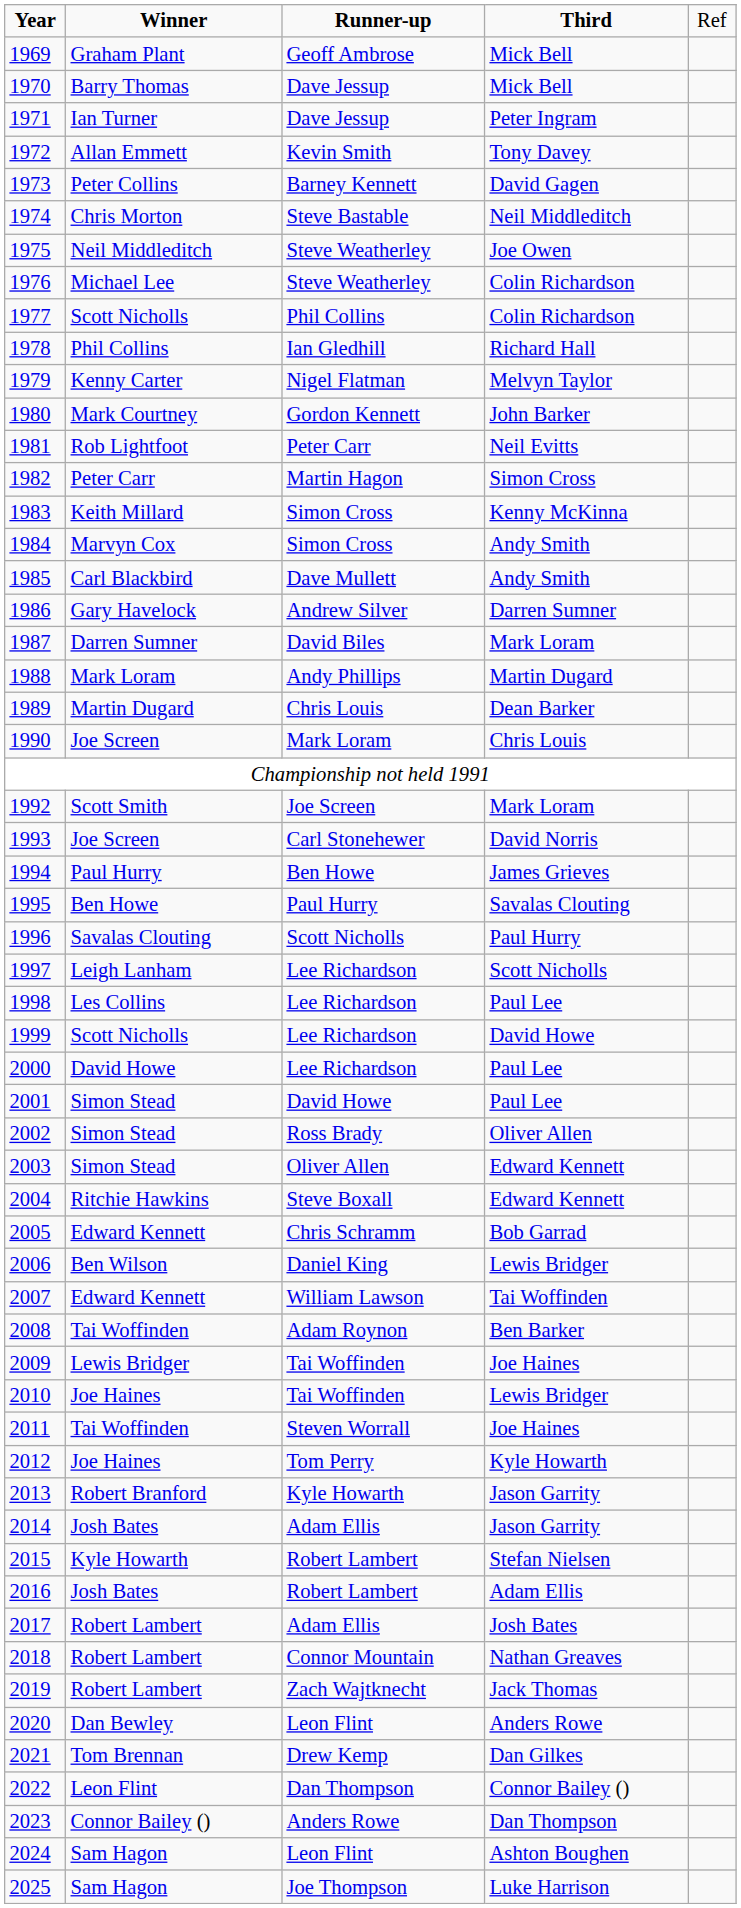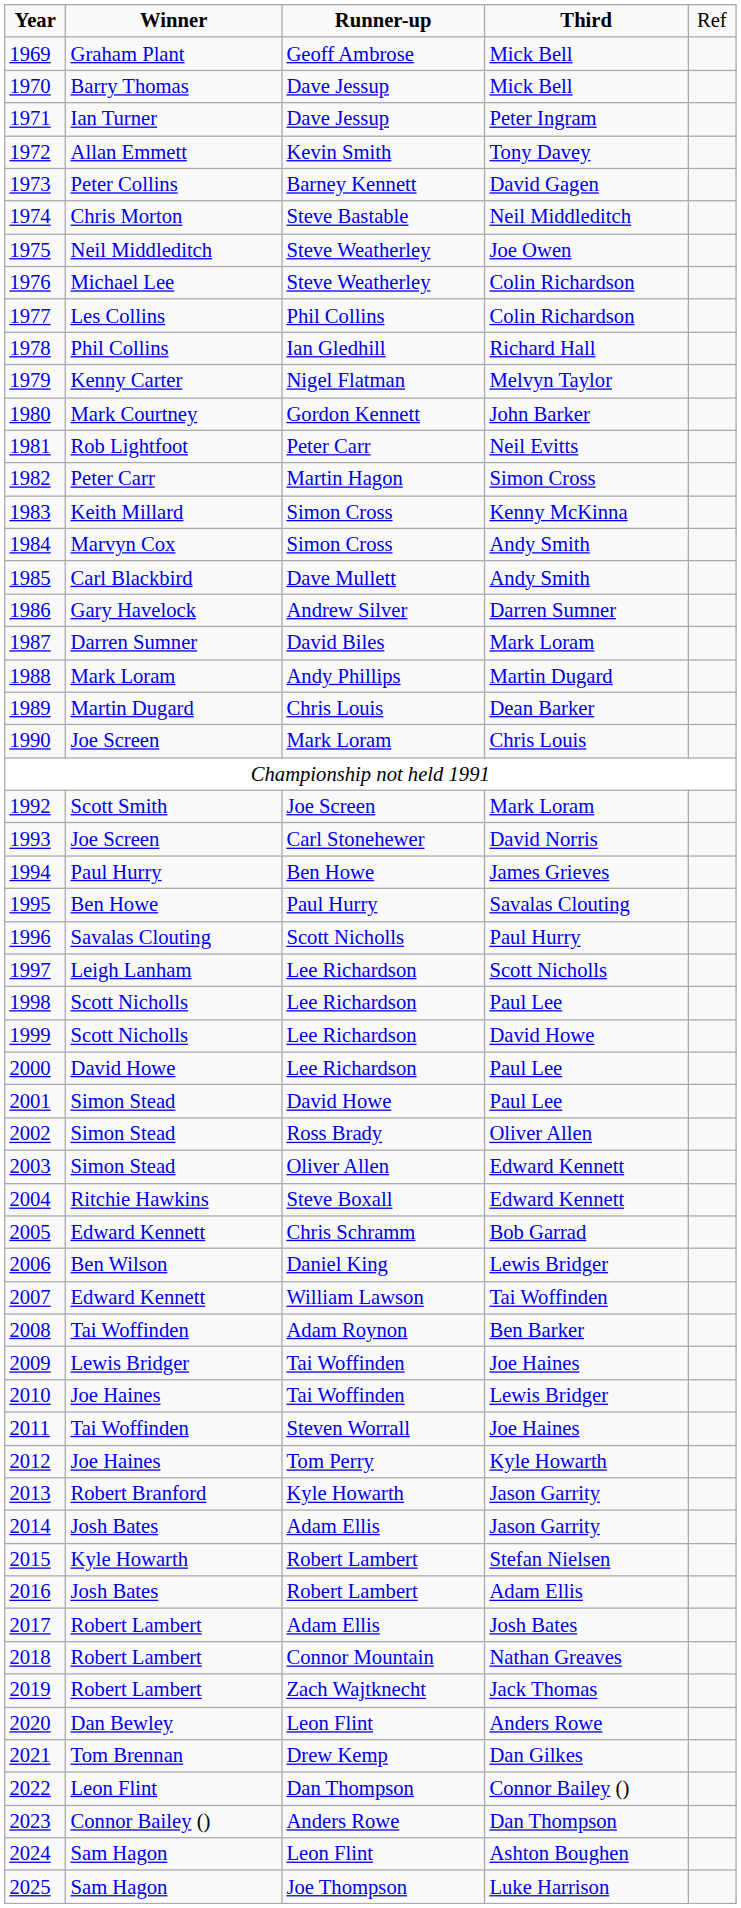(129, 315) Scott Nicholls -> (118, 315) Les Collins
(118, 1002) Les Collins -> (129, 1002) Scott Nicholls
